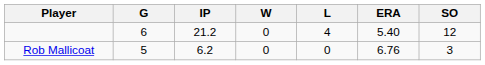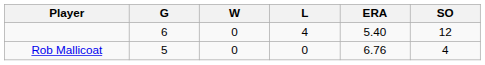- column: (205, 13)
(450, 50) 3 -> (445, 50) 4
